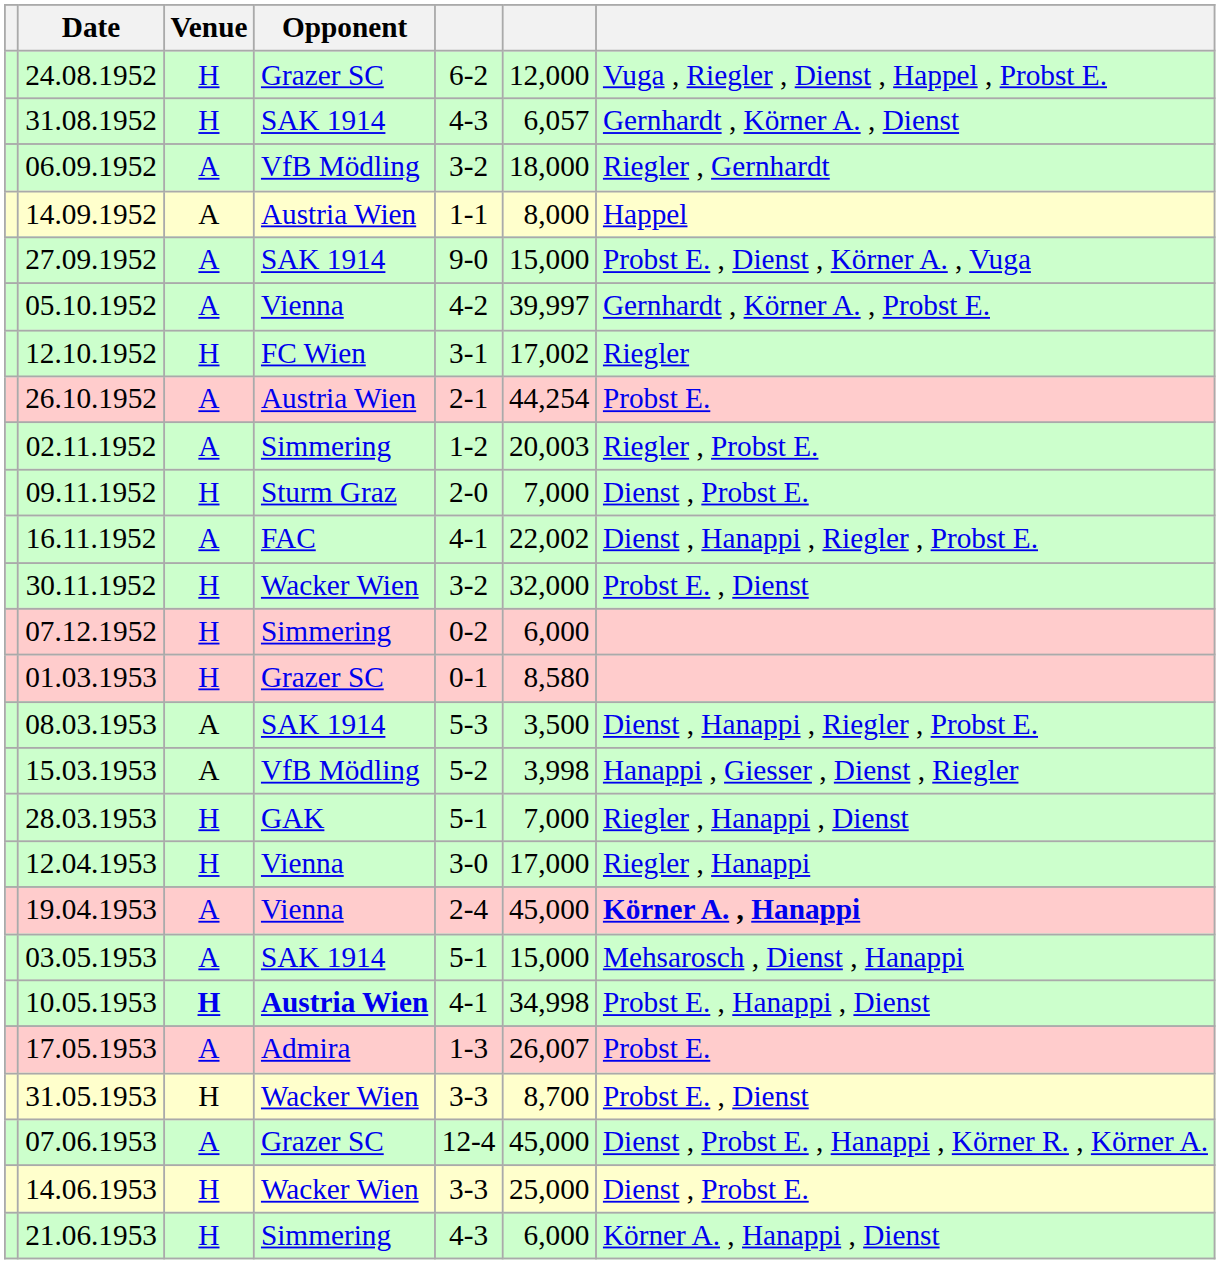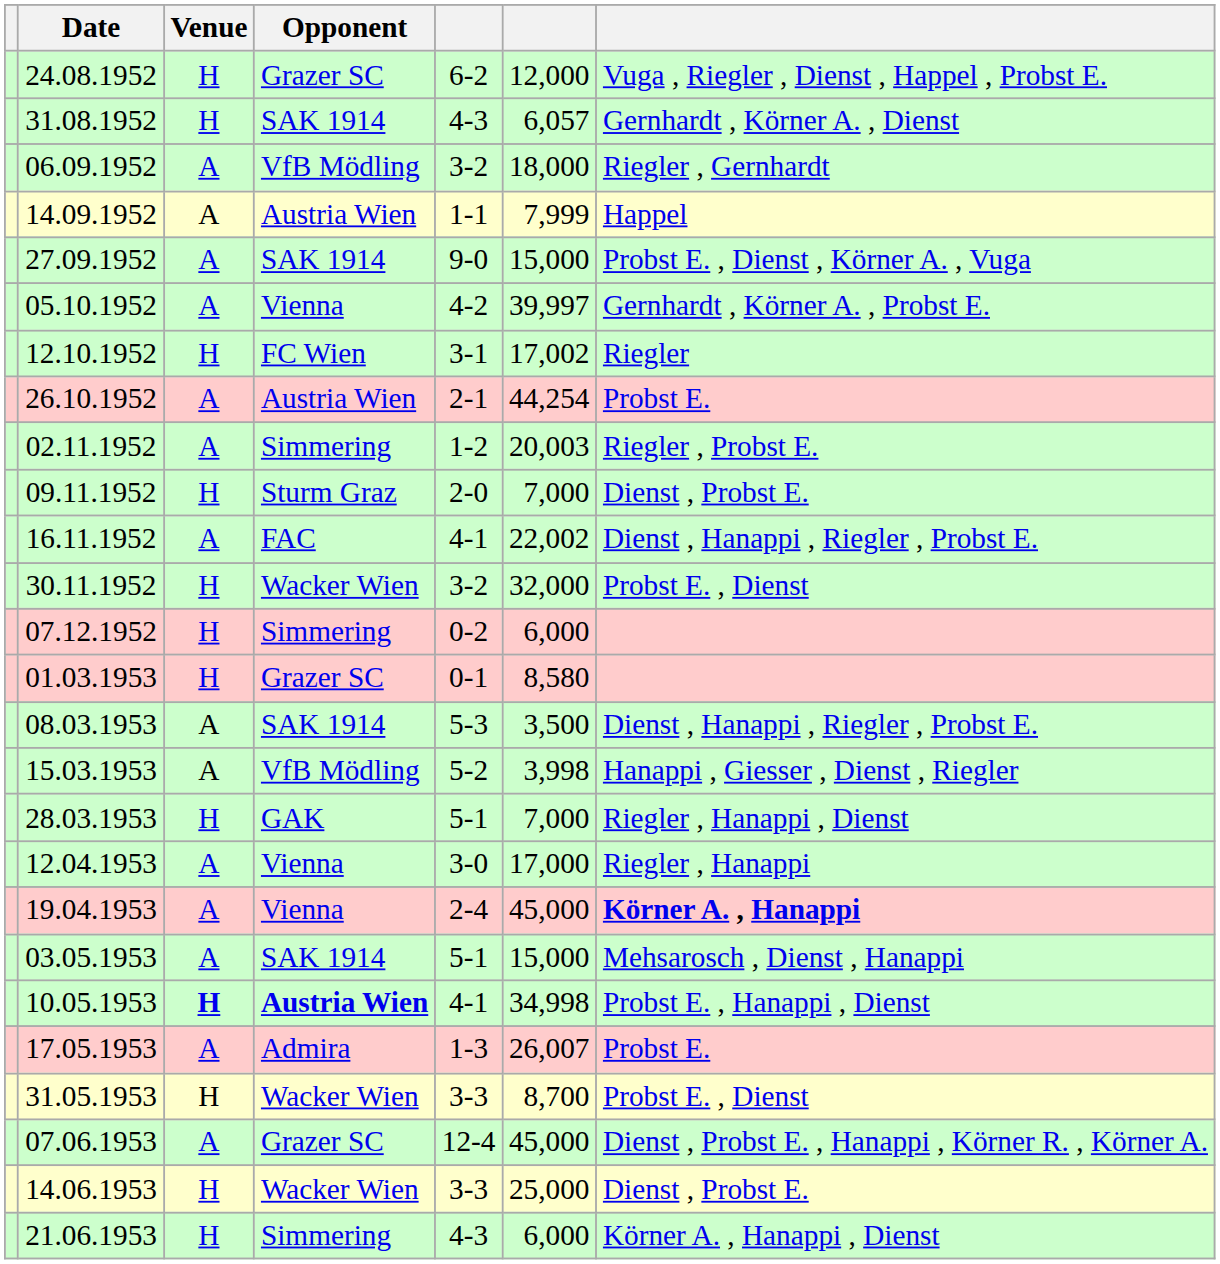(556, 213) 8,000 -> (556, 213) 7,999
(209, 863) H -> (209, 863) A
